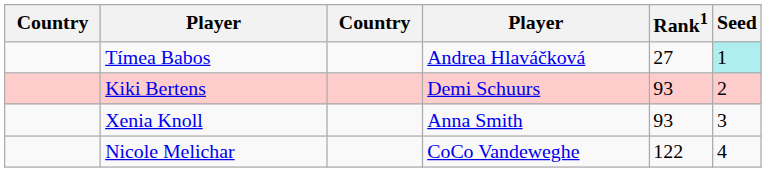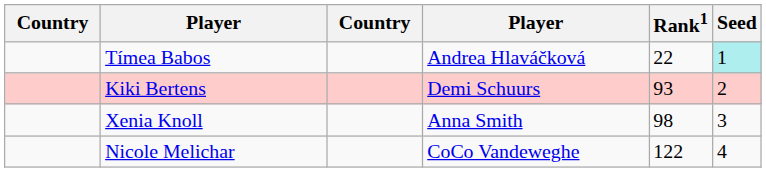(663, 57) 27 -> (663, 57) 22
(663, 119) 93 -> (663, 119) 98
